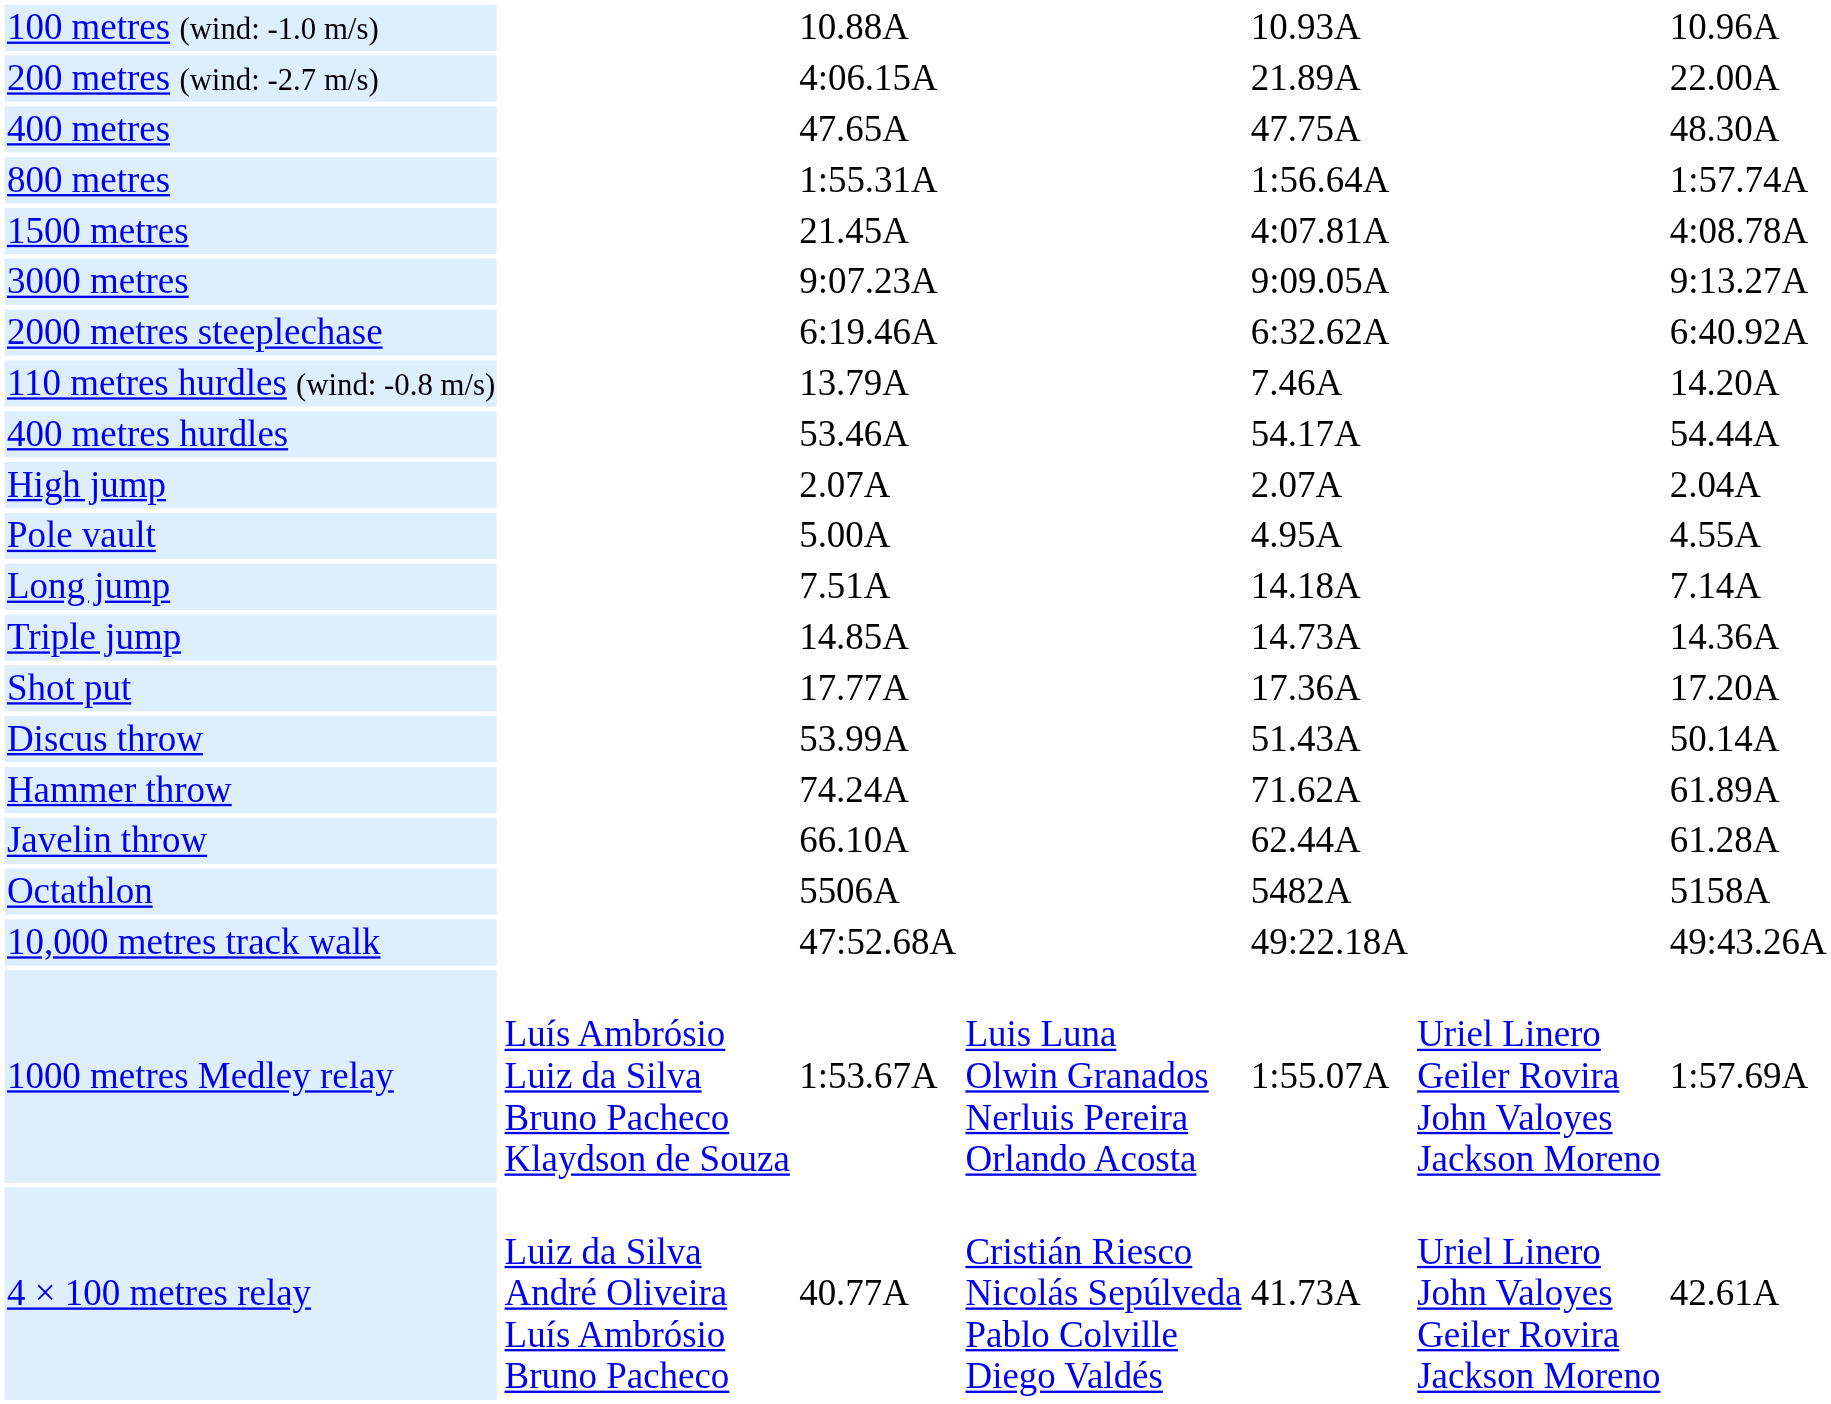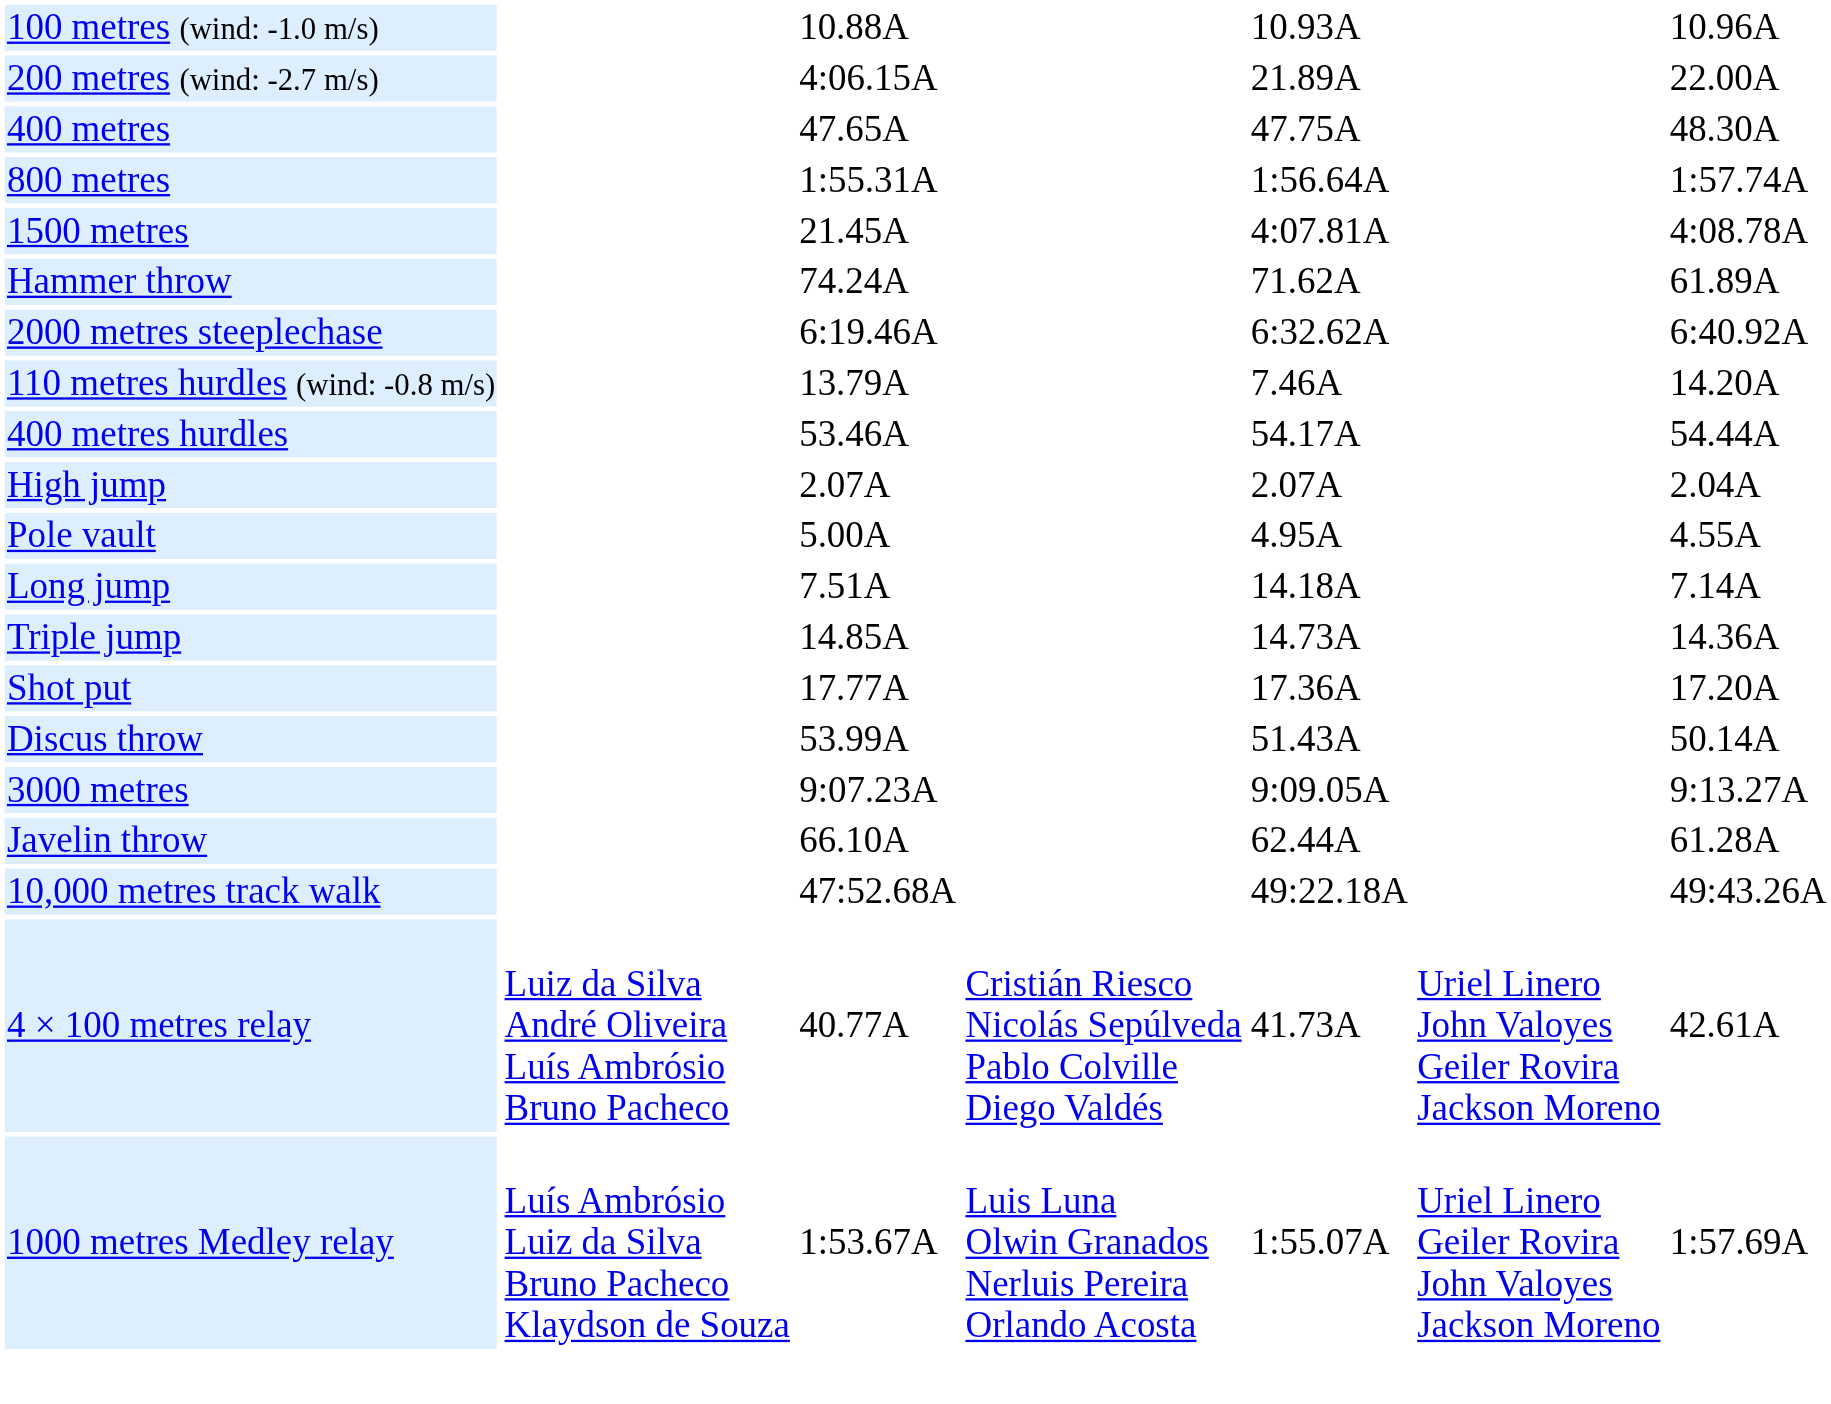rows swapped: (98, 281) <-> (119, 789)
- row: (80, 891)
rows swapped: (159, 1292) <-> (200, 1075)
